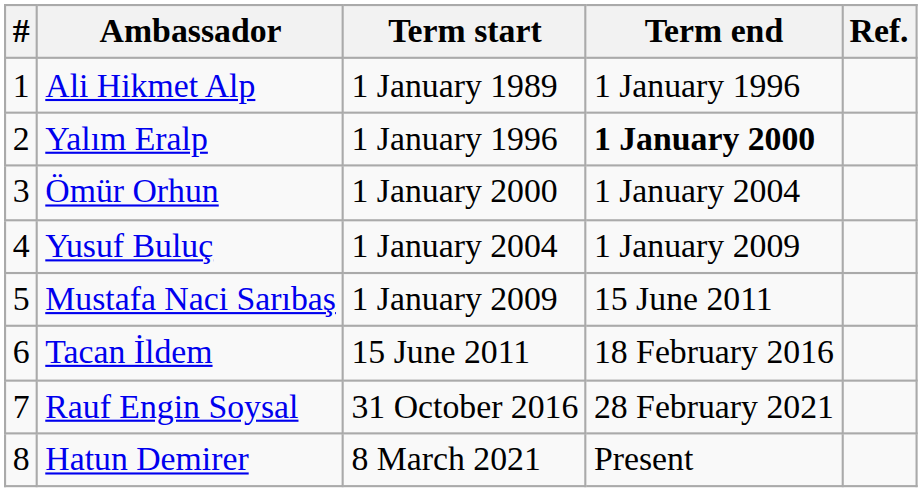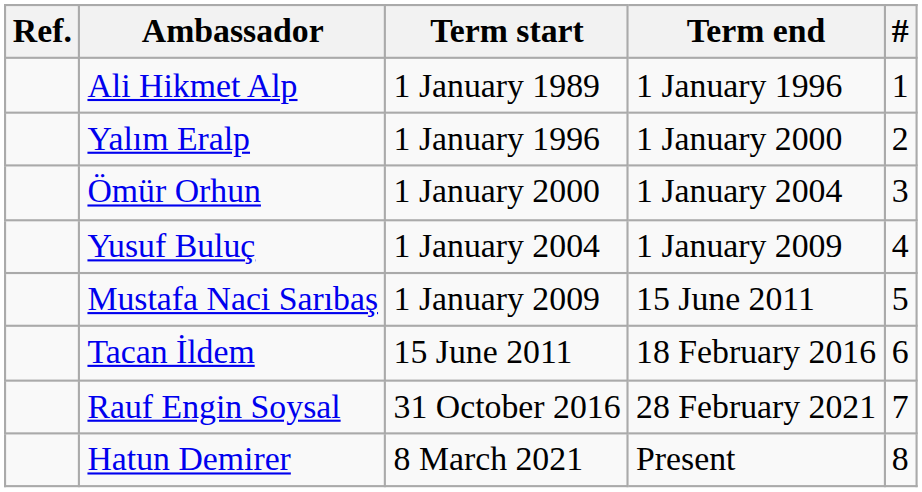columns swapped: (21, 31) <-> (879, 31)
(705, 138) bold -> (739, 138) normal
